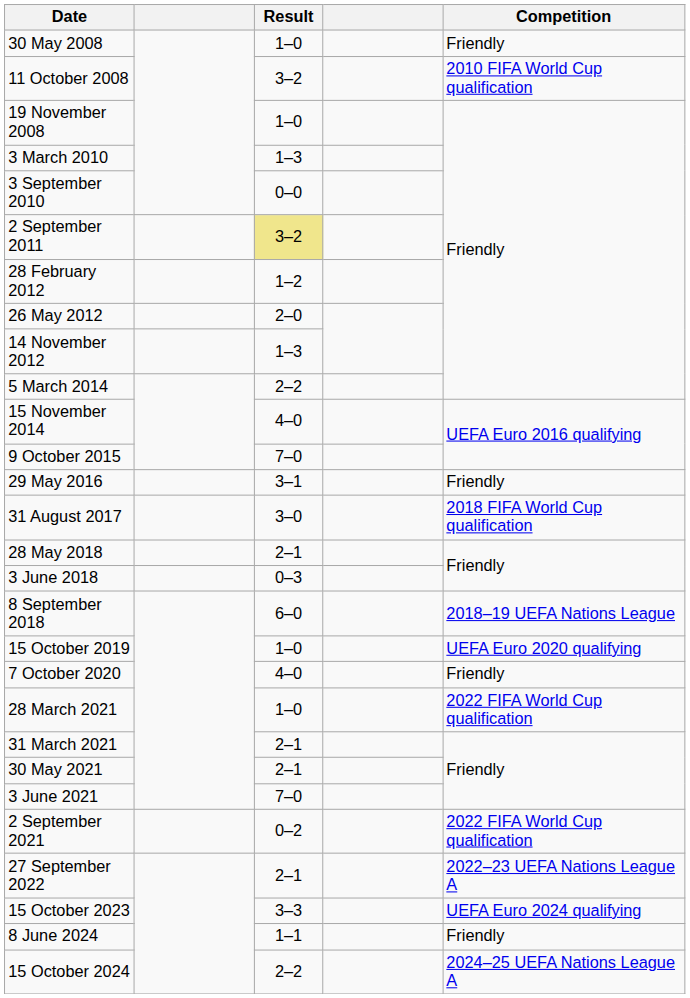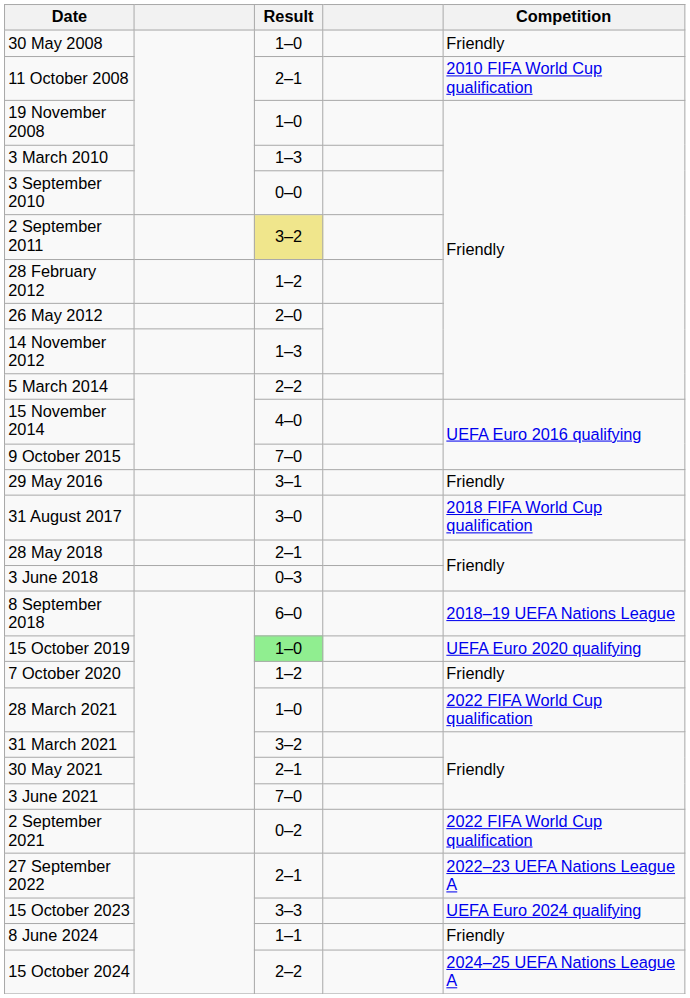(289, 78) 3–2 -> (289, 78) 2–1
(289, 648) no background -> (289, 648) lightgreen background
(289, 674) 4–0 -> (289, 674) 1–2
(289, 744) 2–1 -> (289, 744) 3–2
